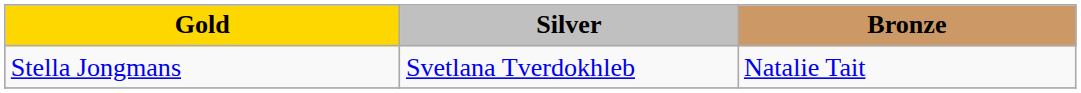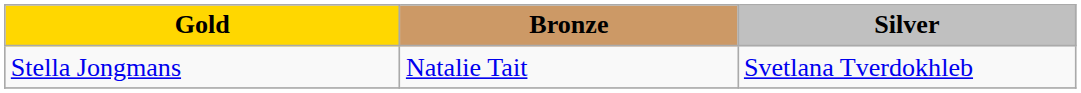columns swapped: (569, 25) <-> (907, 25)
